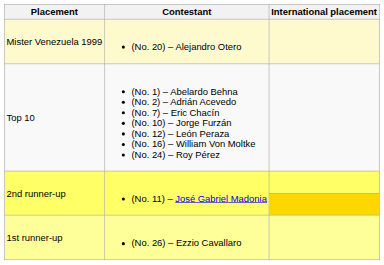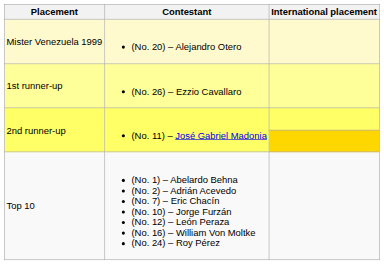rows swapped: (35, 238) <-> (21, 117)
